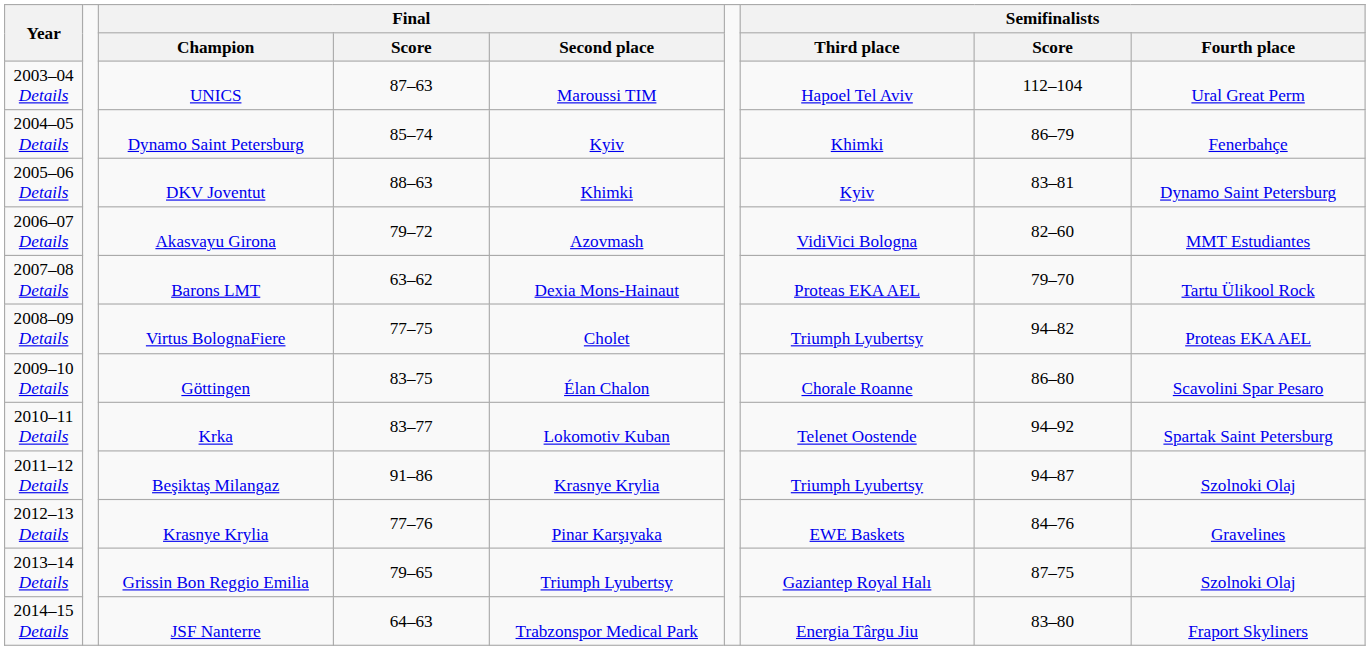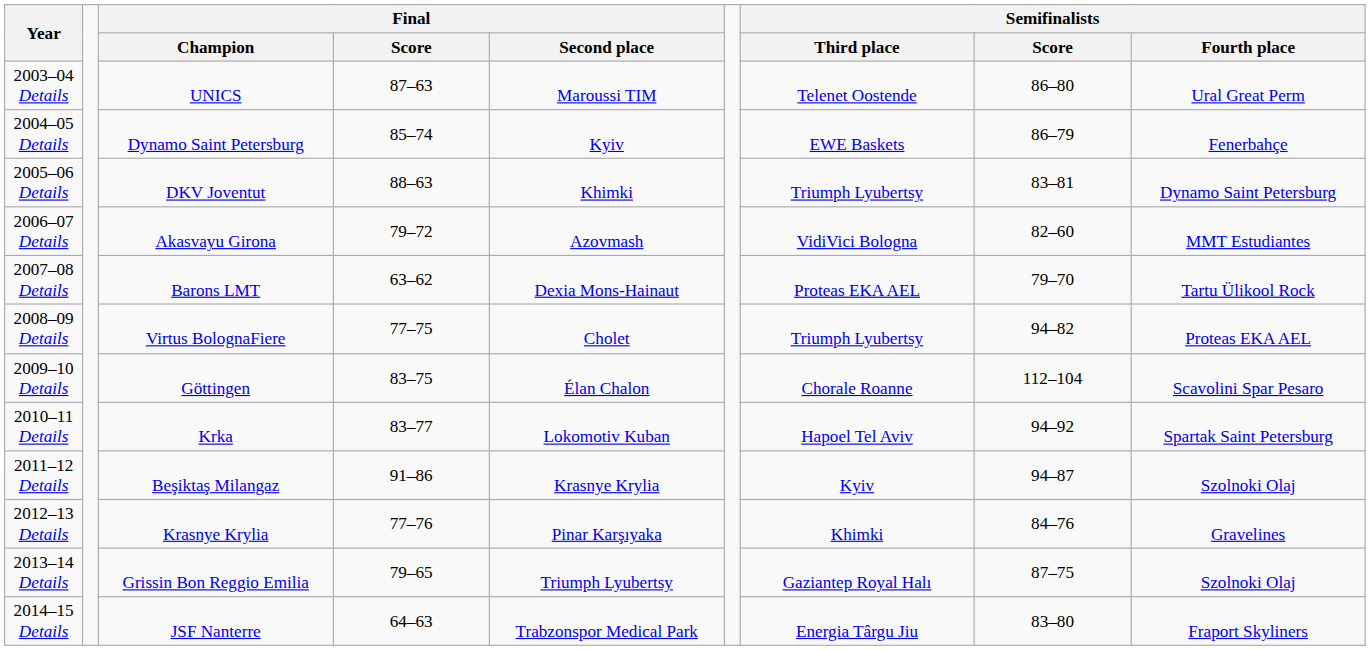(857, 95) Hapoel Tel Aviv -> (857, 95) Telenet Oostende
(1053, 85) 112–104 -> (1053, 85) 86–80
(857, 144) Khimki -> (857, 144) EWE Baskets
(857, 193) Kyiv -> (857, 193) Triumph Lyubertsy
(1053, 377) 86–80 -> (1053, 377) 112–104
(857, 436) Telenet Oostende -> (857, 436) Hapoel Tel Aviv
(857, 485) Triumph Lyubertsy -> (857, 485) Kyiv
(857, 533) EWE Baskets -> (857, 533) Khimki
